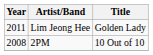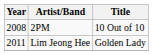rows swapped: (40, 43) <-> (60, 27)
